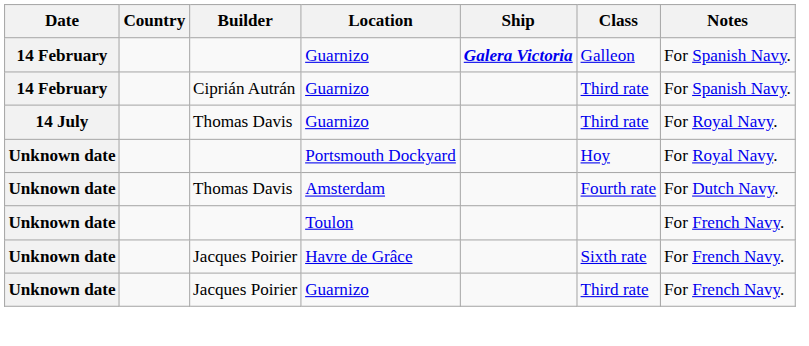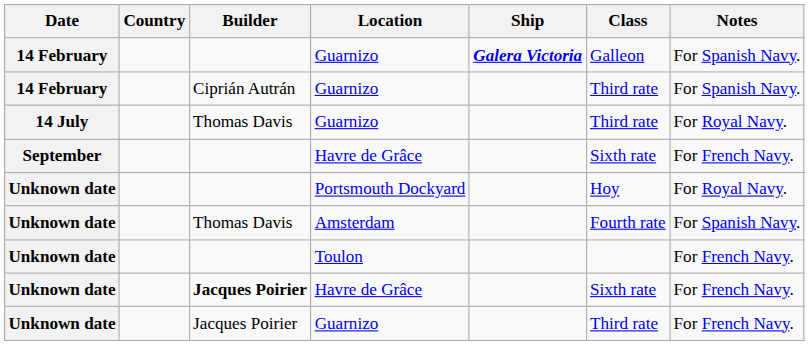+ row: (62, 155)
(721, 189) For Dutch Navy. -> (737, 222) For Spanish Navy.
(245, 256) normal -> (250, 289) bold
